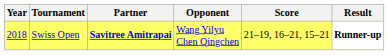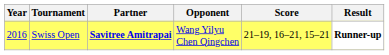(17, 35) 2018 -> (17, 35) 2016
